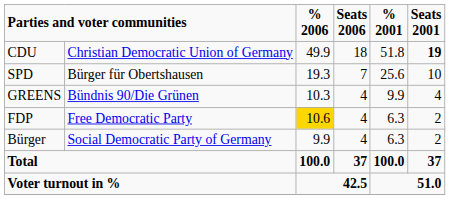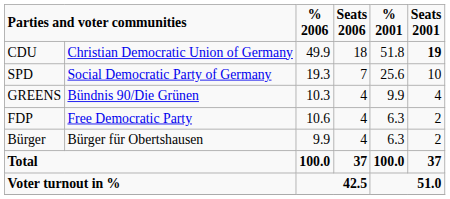(135, 74) Bürger für Obertshausen -> (169, 74) Social Democratic Party of Germany
(318, 118) gold background -> (318, 118) no background
(169, 140) Social Democratic Party of Germany -> (135, 140) Bürger für Obertshausen
